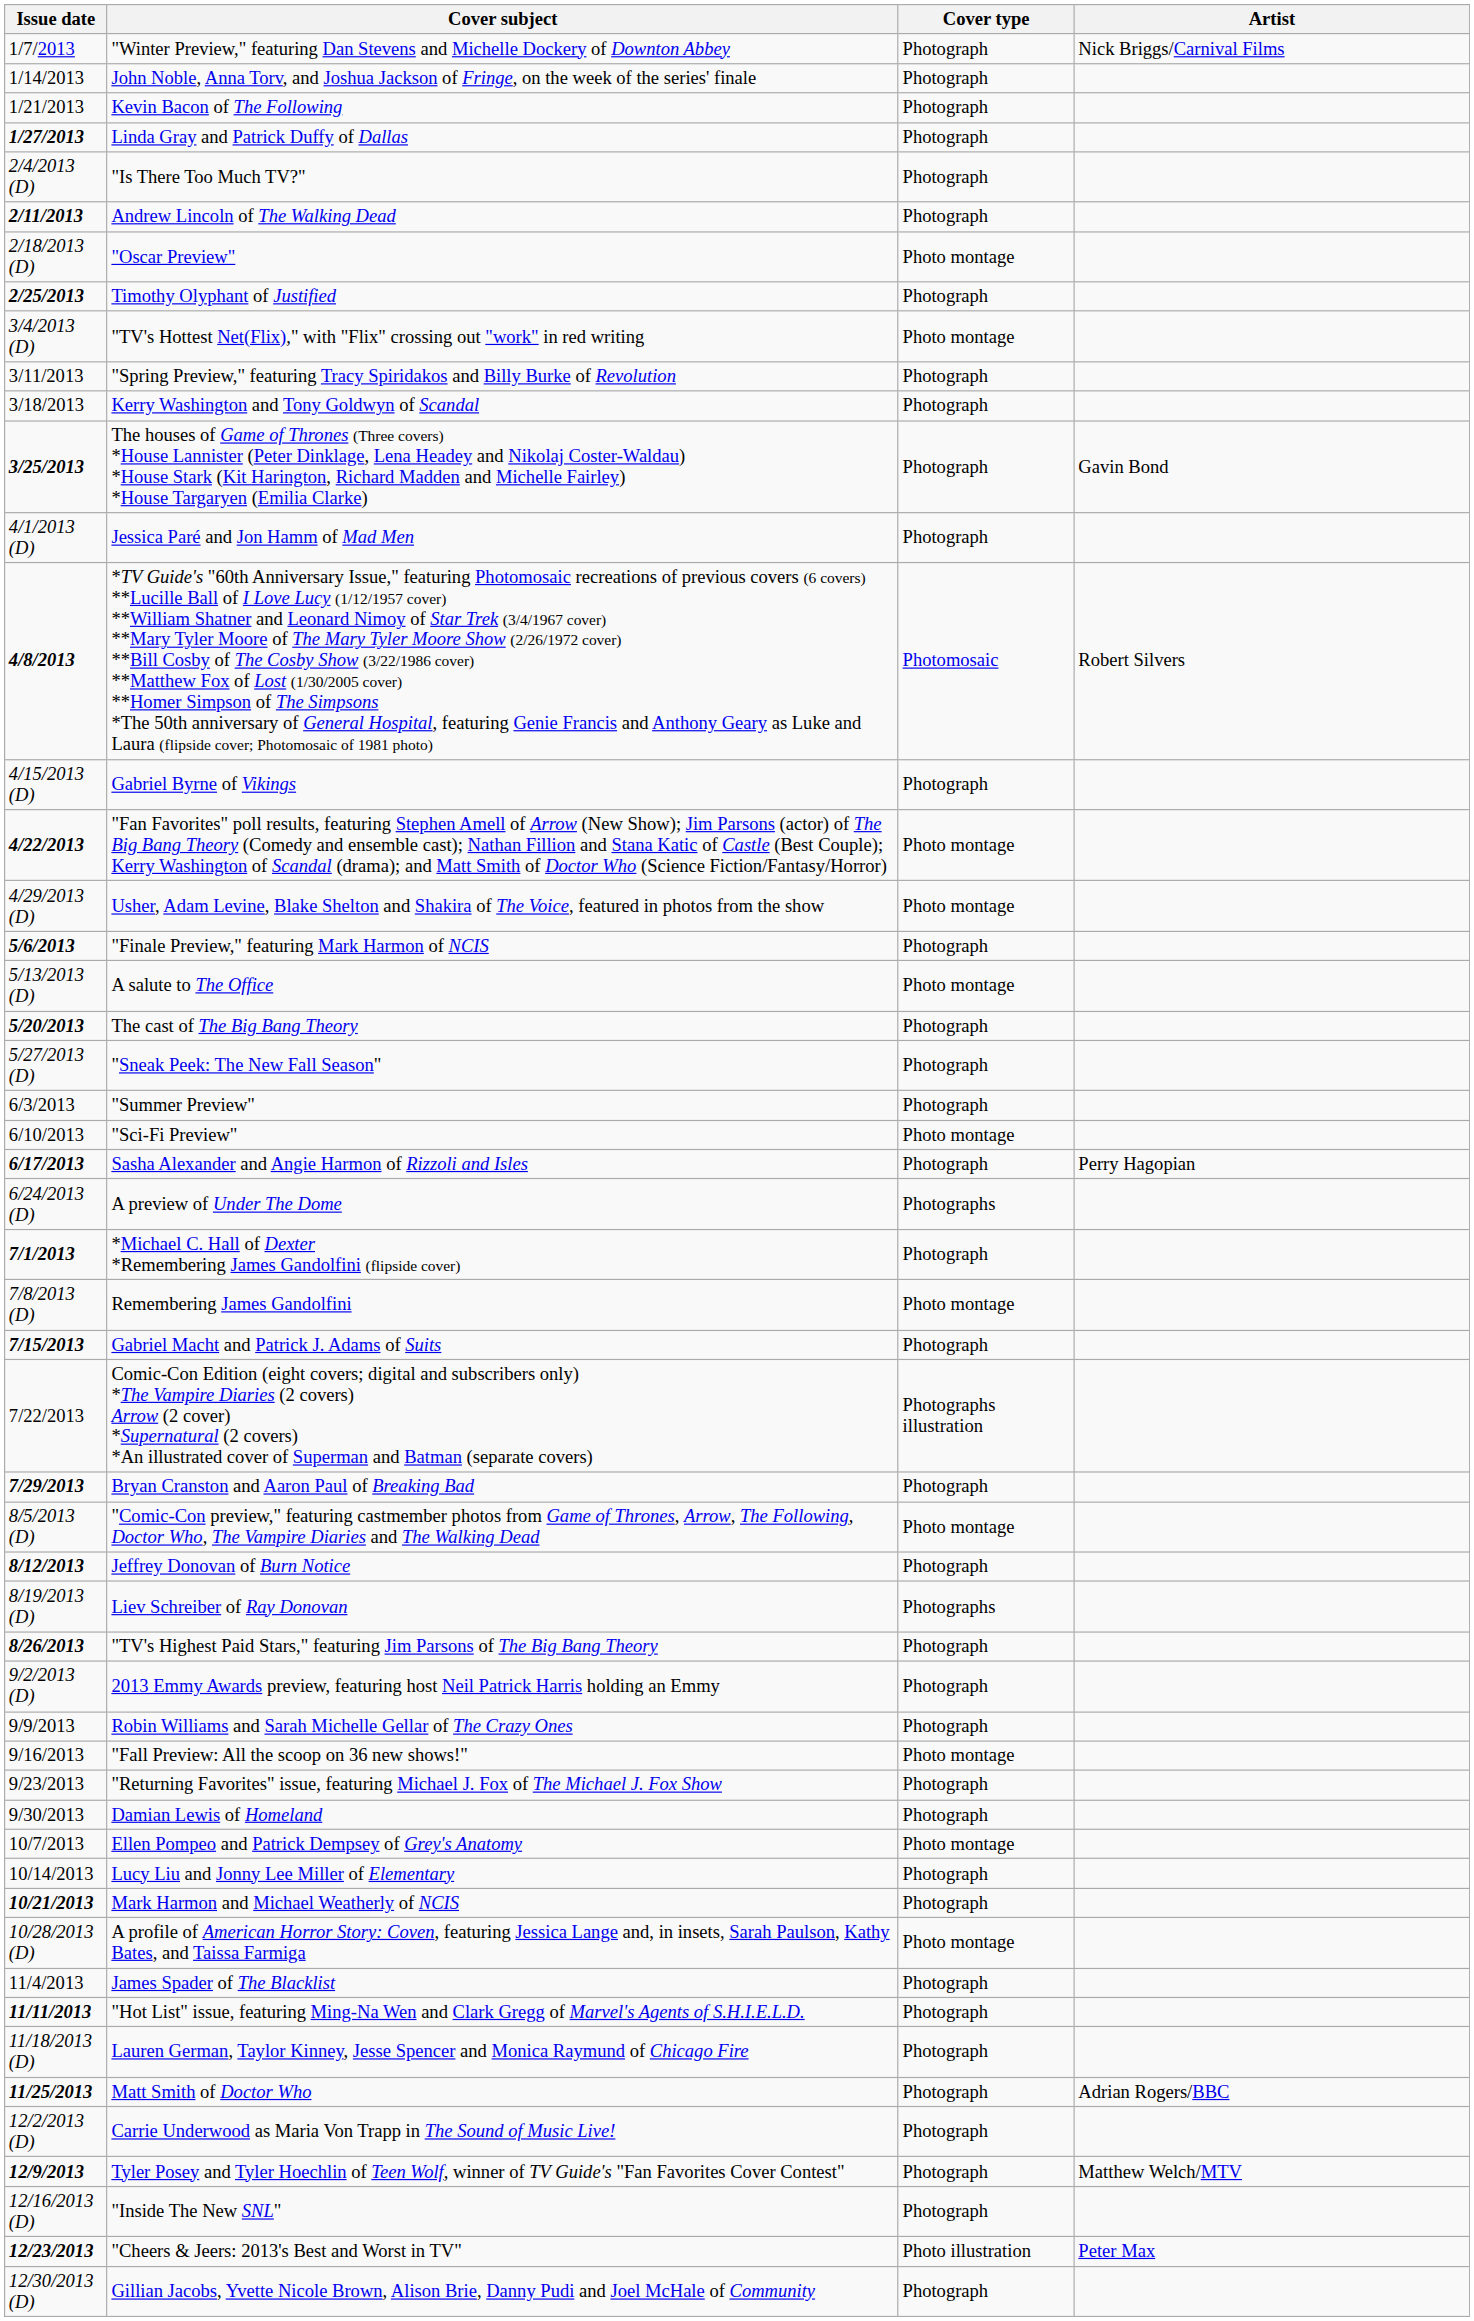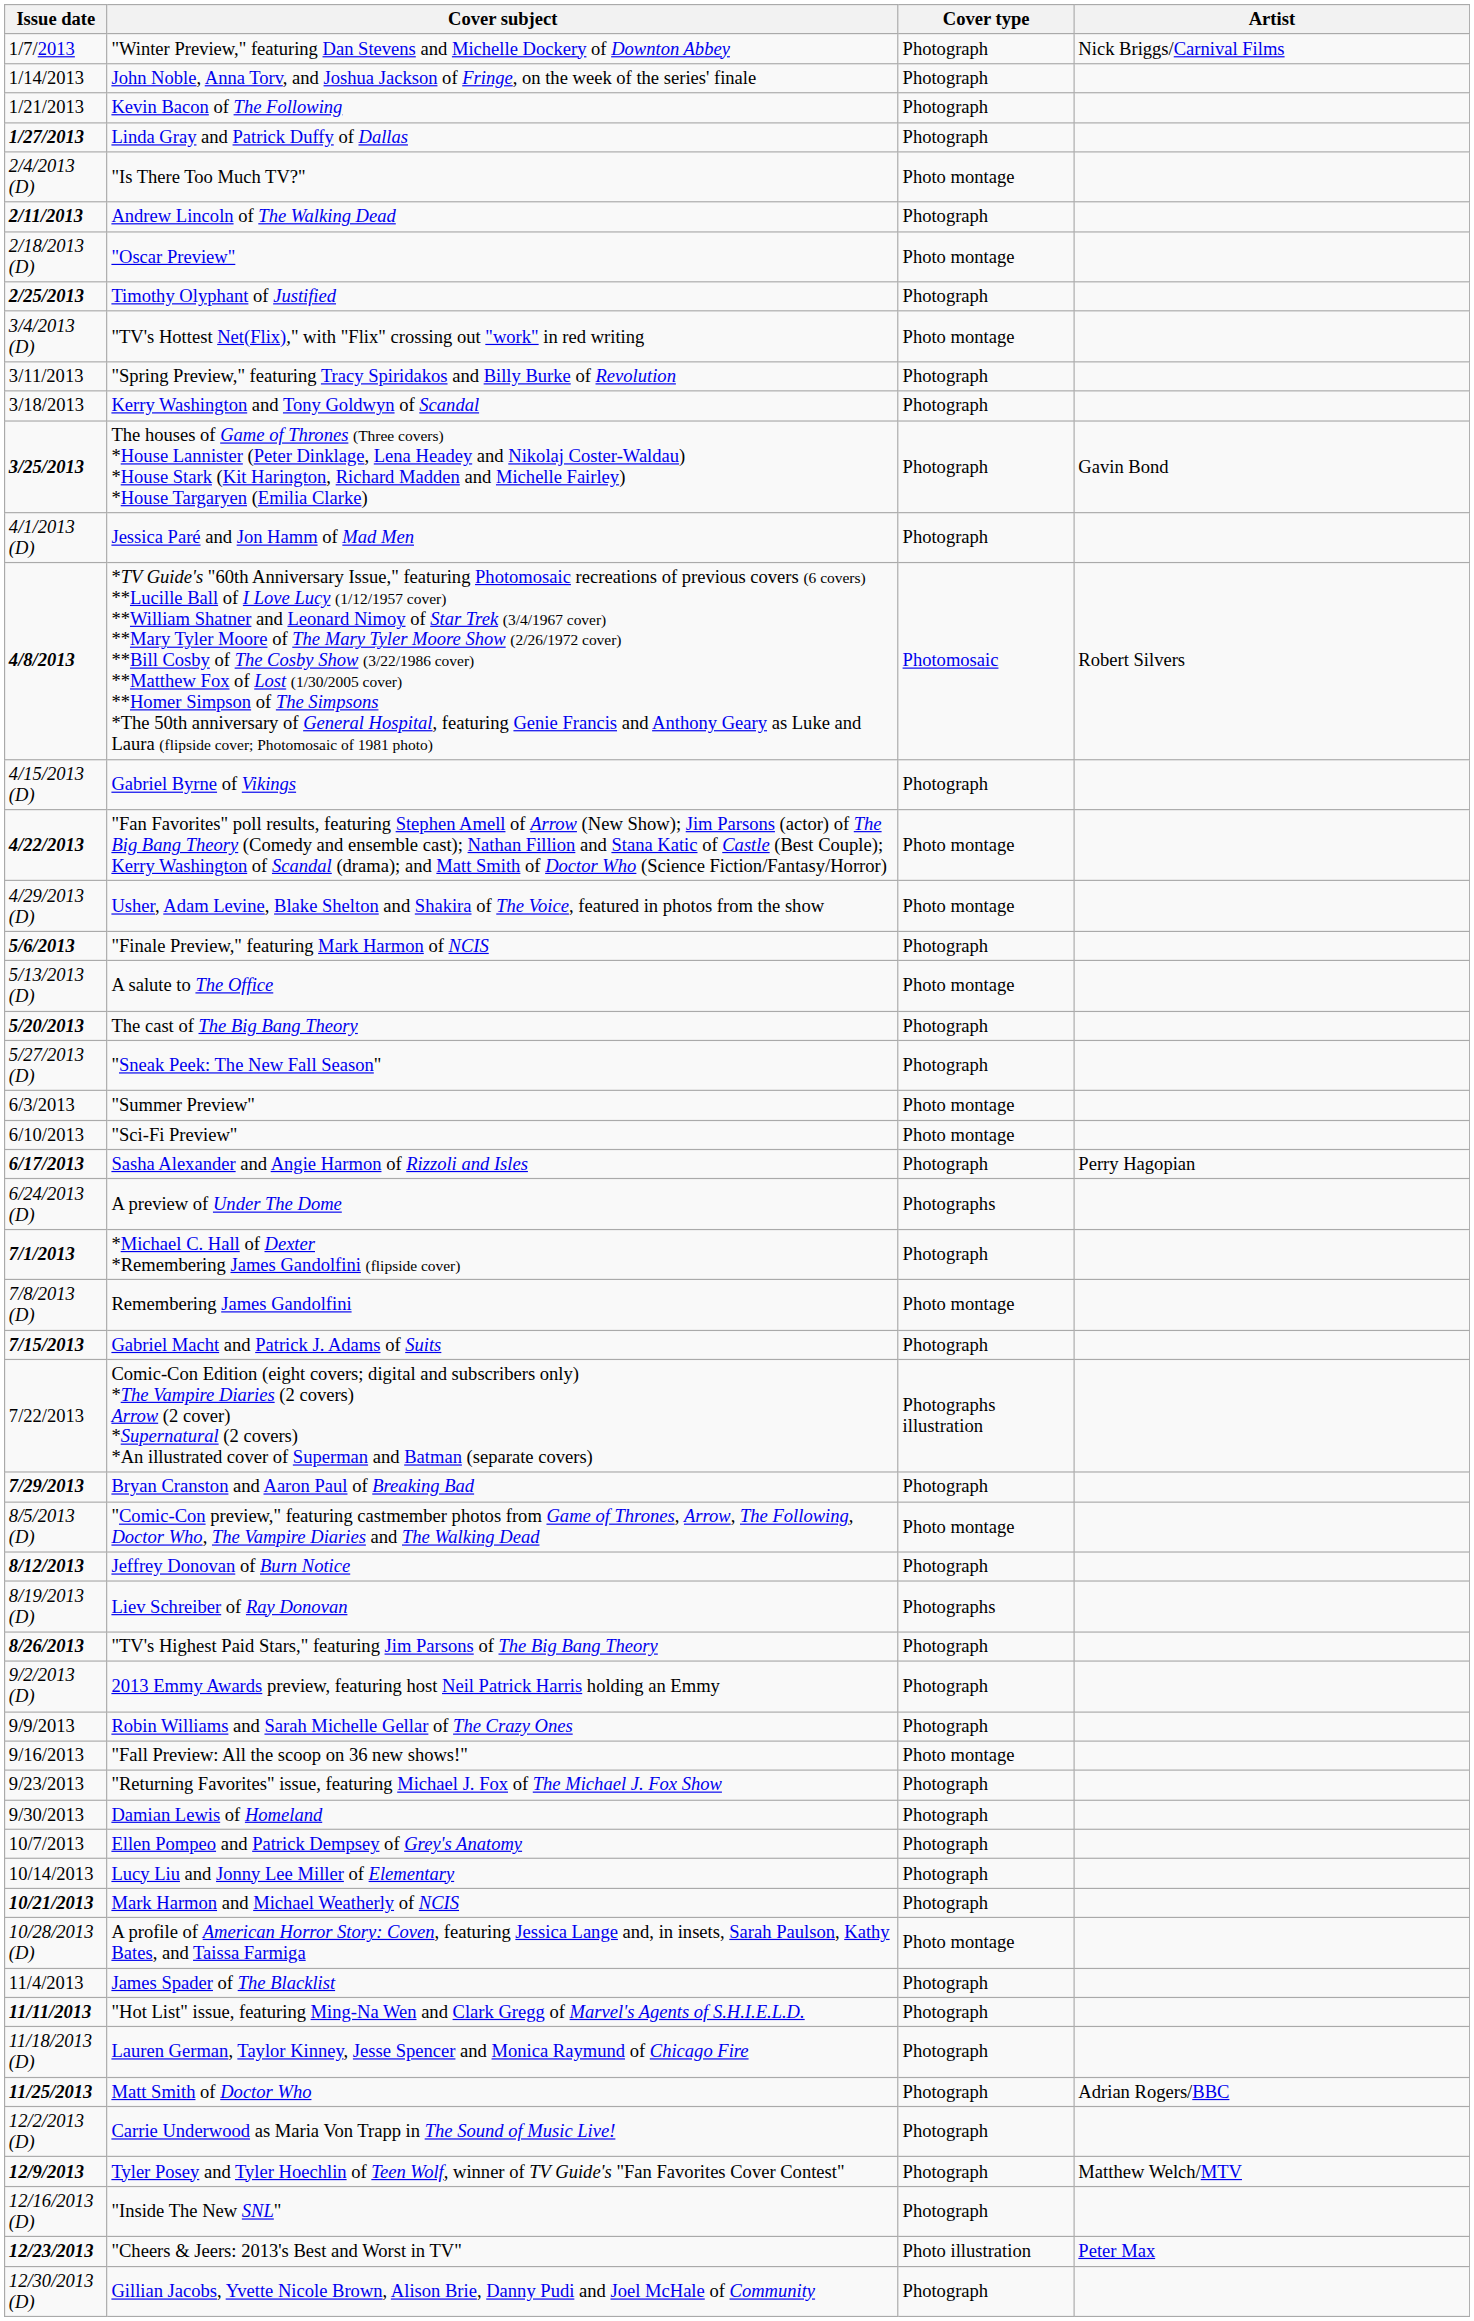(945, 176) Photograph -> (958, 176) Photo montage
(945, 1105) Photograph -> (958, 1105) Photo montage
(958, 1843) Photo montage -> (945, 1843) Photograph
